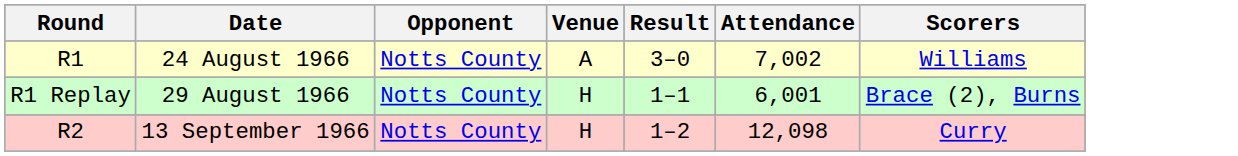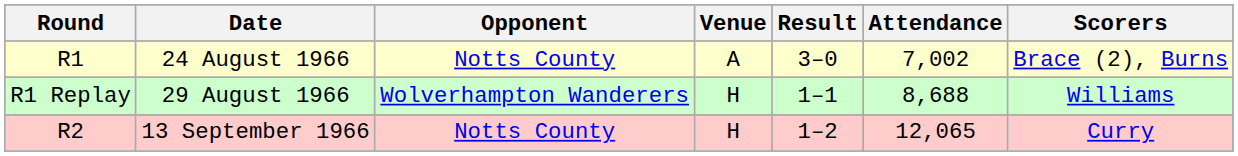(973, 60) Williams -> (1121, 60) Brace (2), Burns
(461, 96) Notts County -> (535, 96) Wolverhampton Wanderers
(788, 96) 6,001 -> (936, 96) 8,688
(973, 96) Brace (2), Burns -> (1121, 96) Williams
(788, 132) 12,098 -> (936, 132) 12,065
